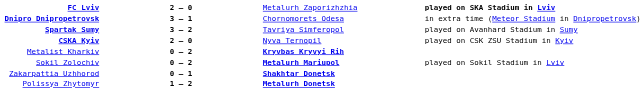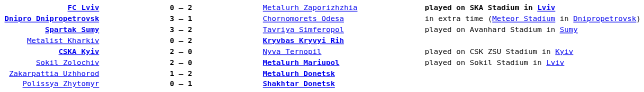(181, 8) 2 – 0 -> (181, 8) 0 – 2
rows swapped: (63, 51) <-> (79, 40)
(181, 62) 0 – 2 -> (181, 62) 2 – 0
(181, 73) 0 – 1 -> (181, 73) 1 – 2
(299, 73) Shakhtar Donetsk -> (299, 73) Metalurh Donetsk
(181, 84) 1 – 2 -> (181, 84) 0 – 1
(299, 84) Metalurh Donetsk -> (299, 84) Shakhtar Donetsk
